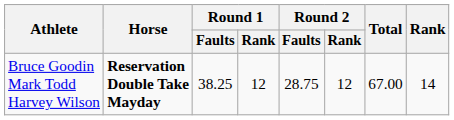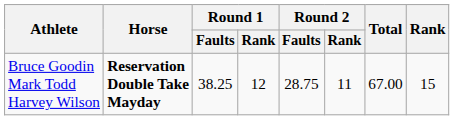(344, 84) 12 -> (344, 84) 11
(428, 84) 14 -> (428, 84) 15
